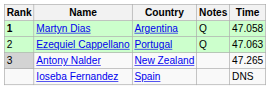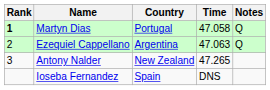columns swapped: (248, 13) <-> (213, 13)
(156, 29) Argentina -> (153, 29) Portugal
(153, 45) Portugal -> (156, 45) Argentina
(10, 61) lightgrey background -> (10, 61) no background
